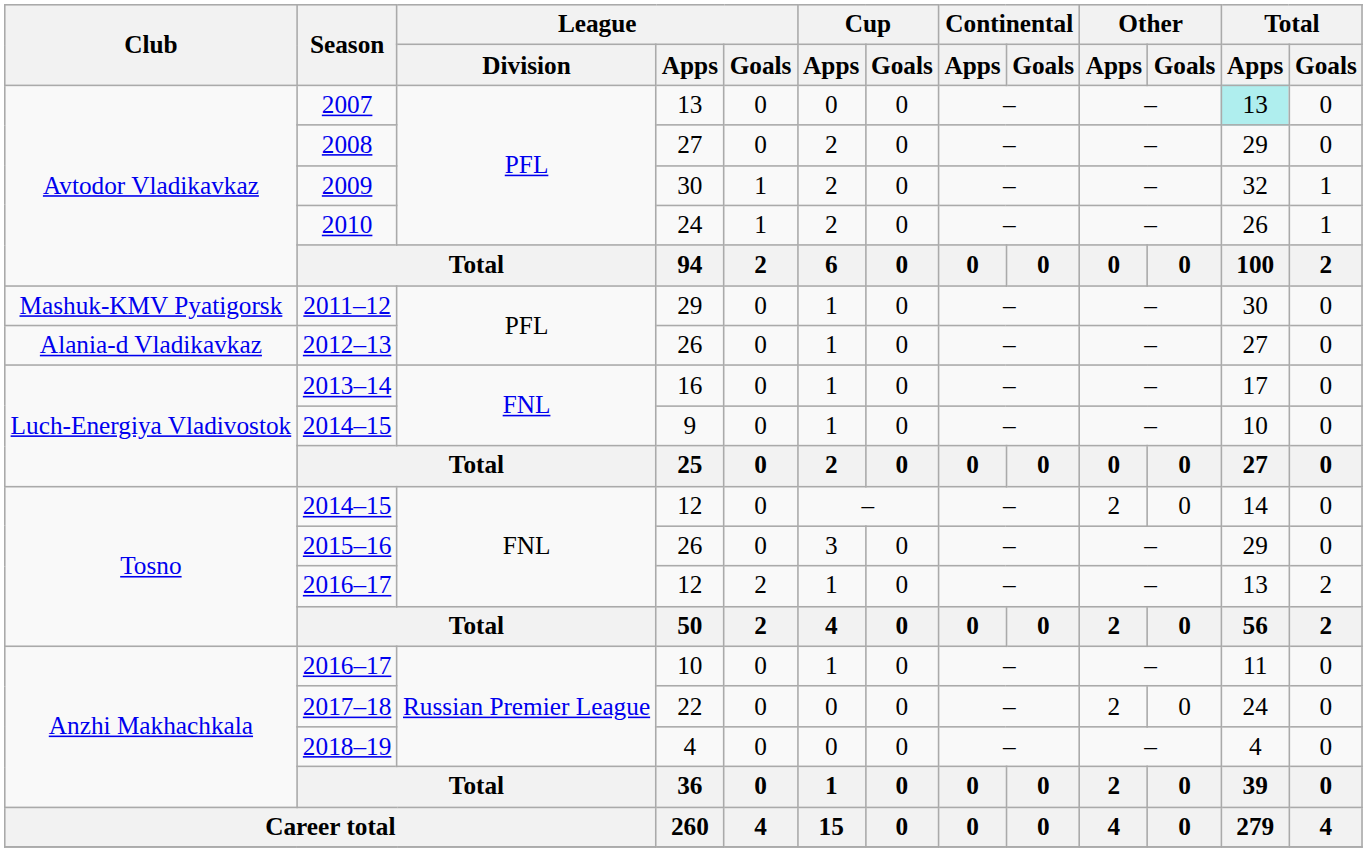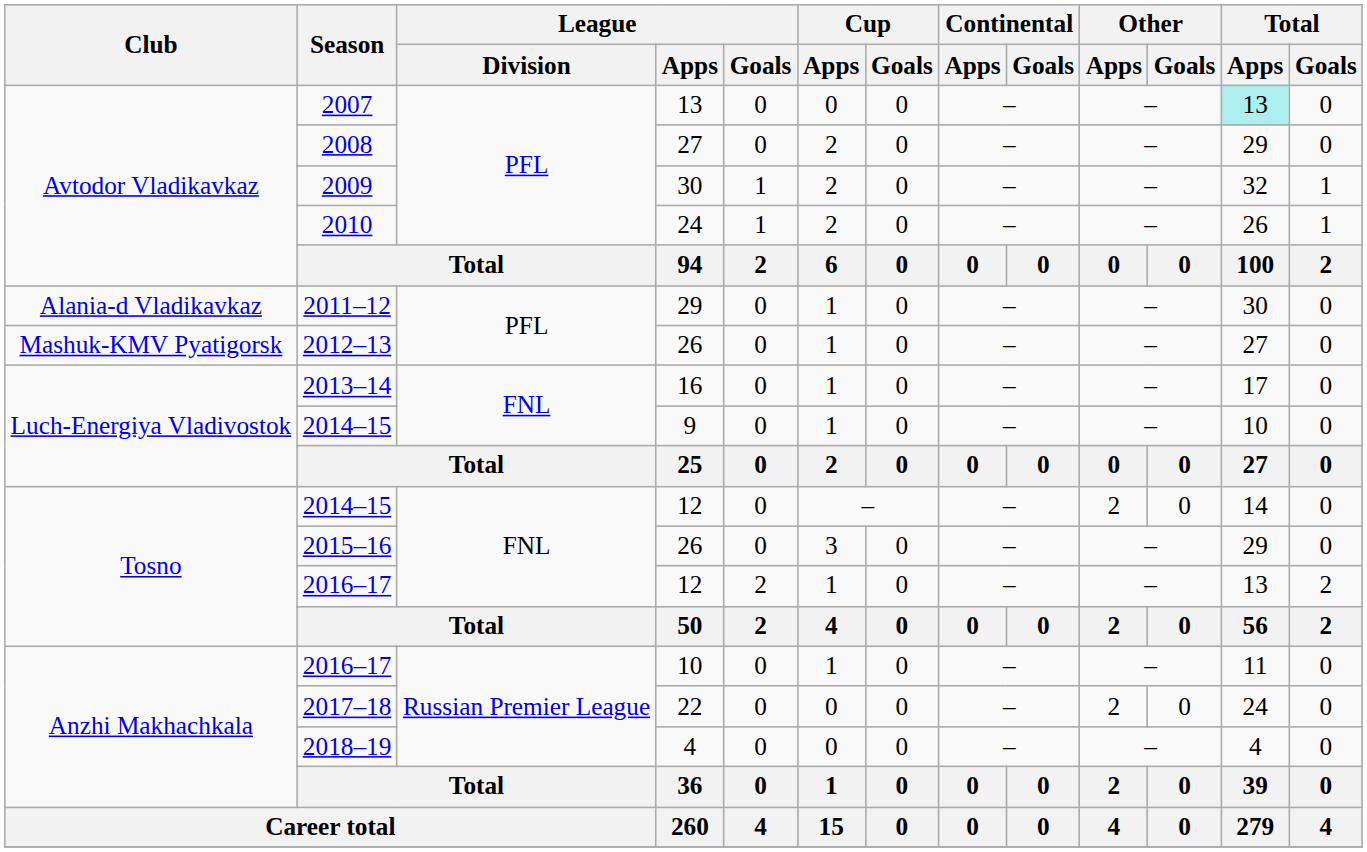(151, 305) Mashuk-KMV Pyatigorsk -> (151, 305) Alania-d Vladikavkaz
(151, 345) Alania-d Vladikavkaz -> (151, 345) Mashuk-KMV Pyatigorsk
